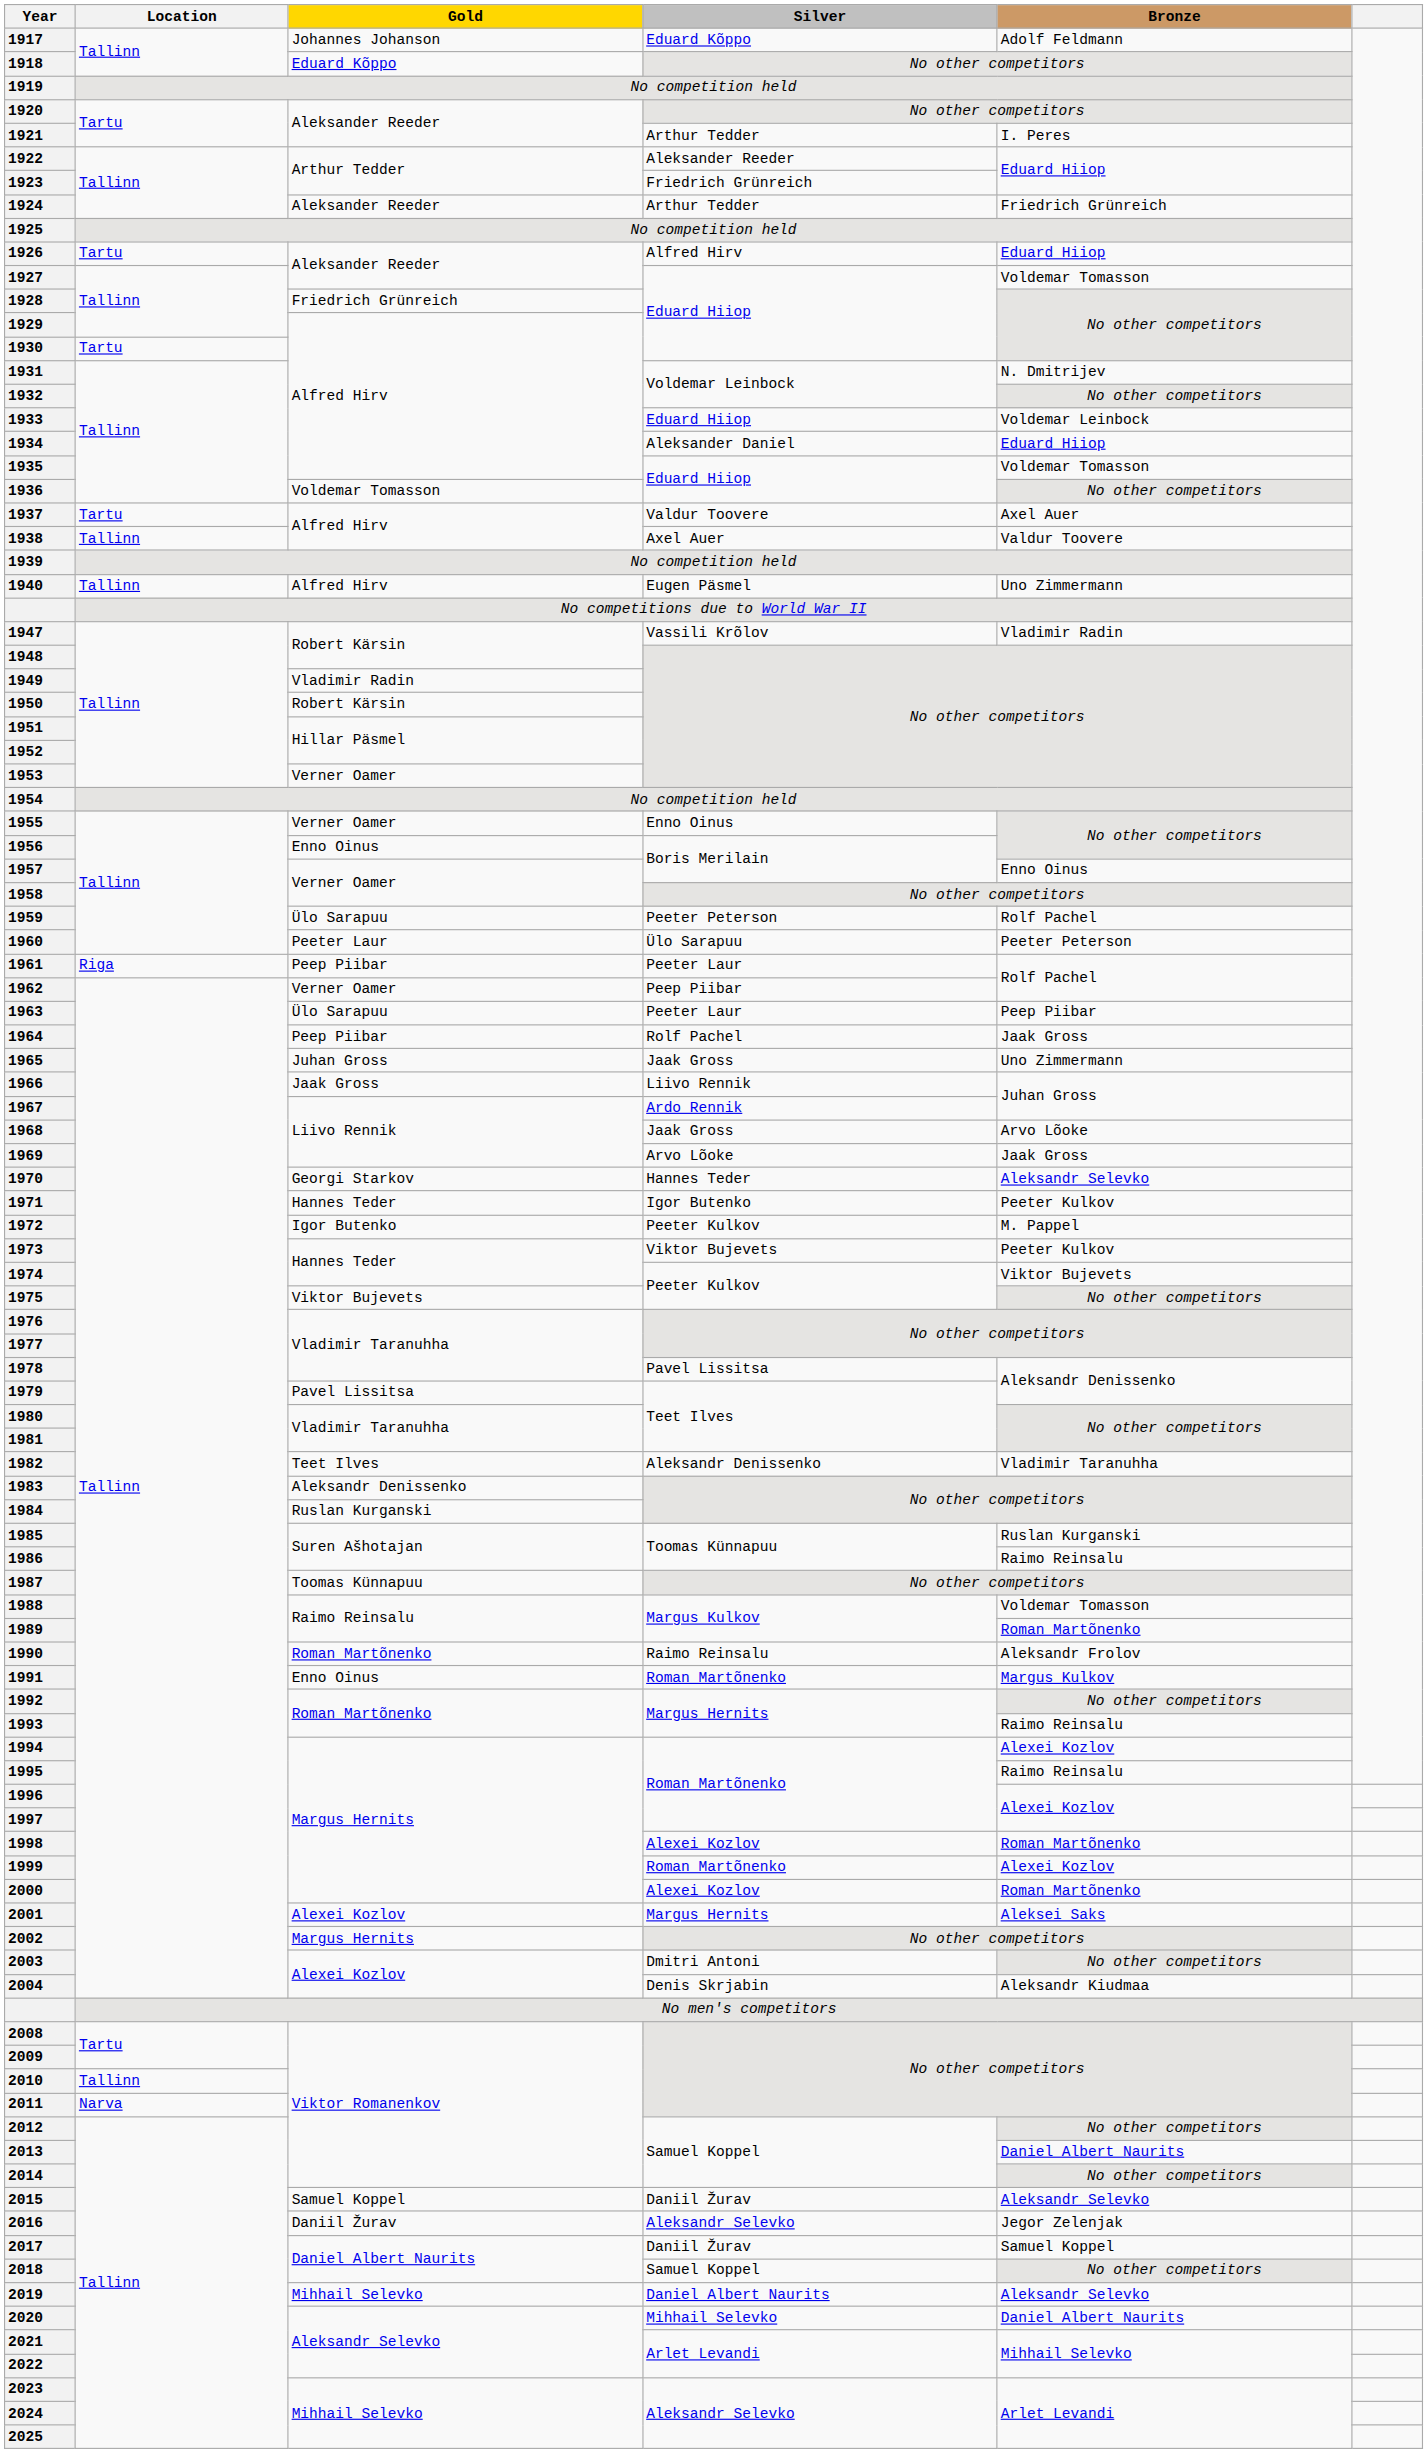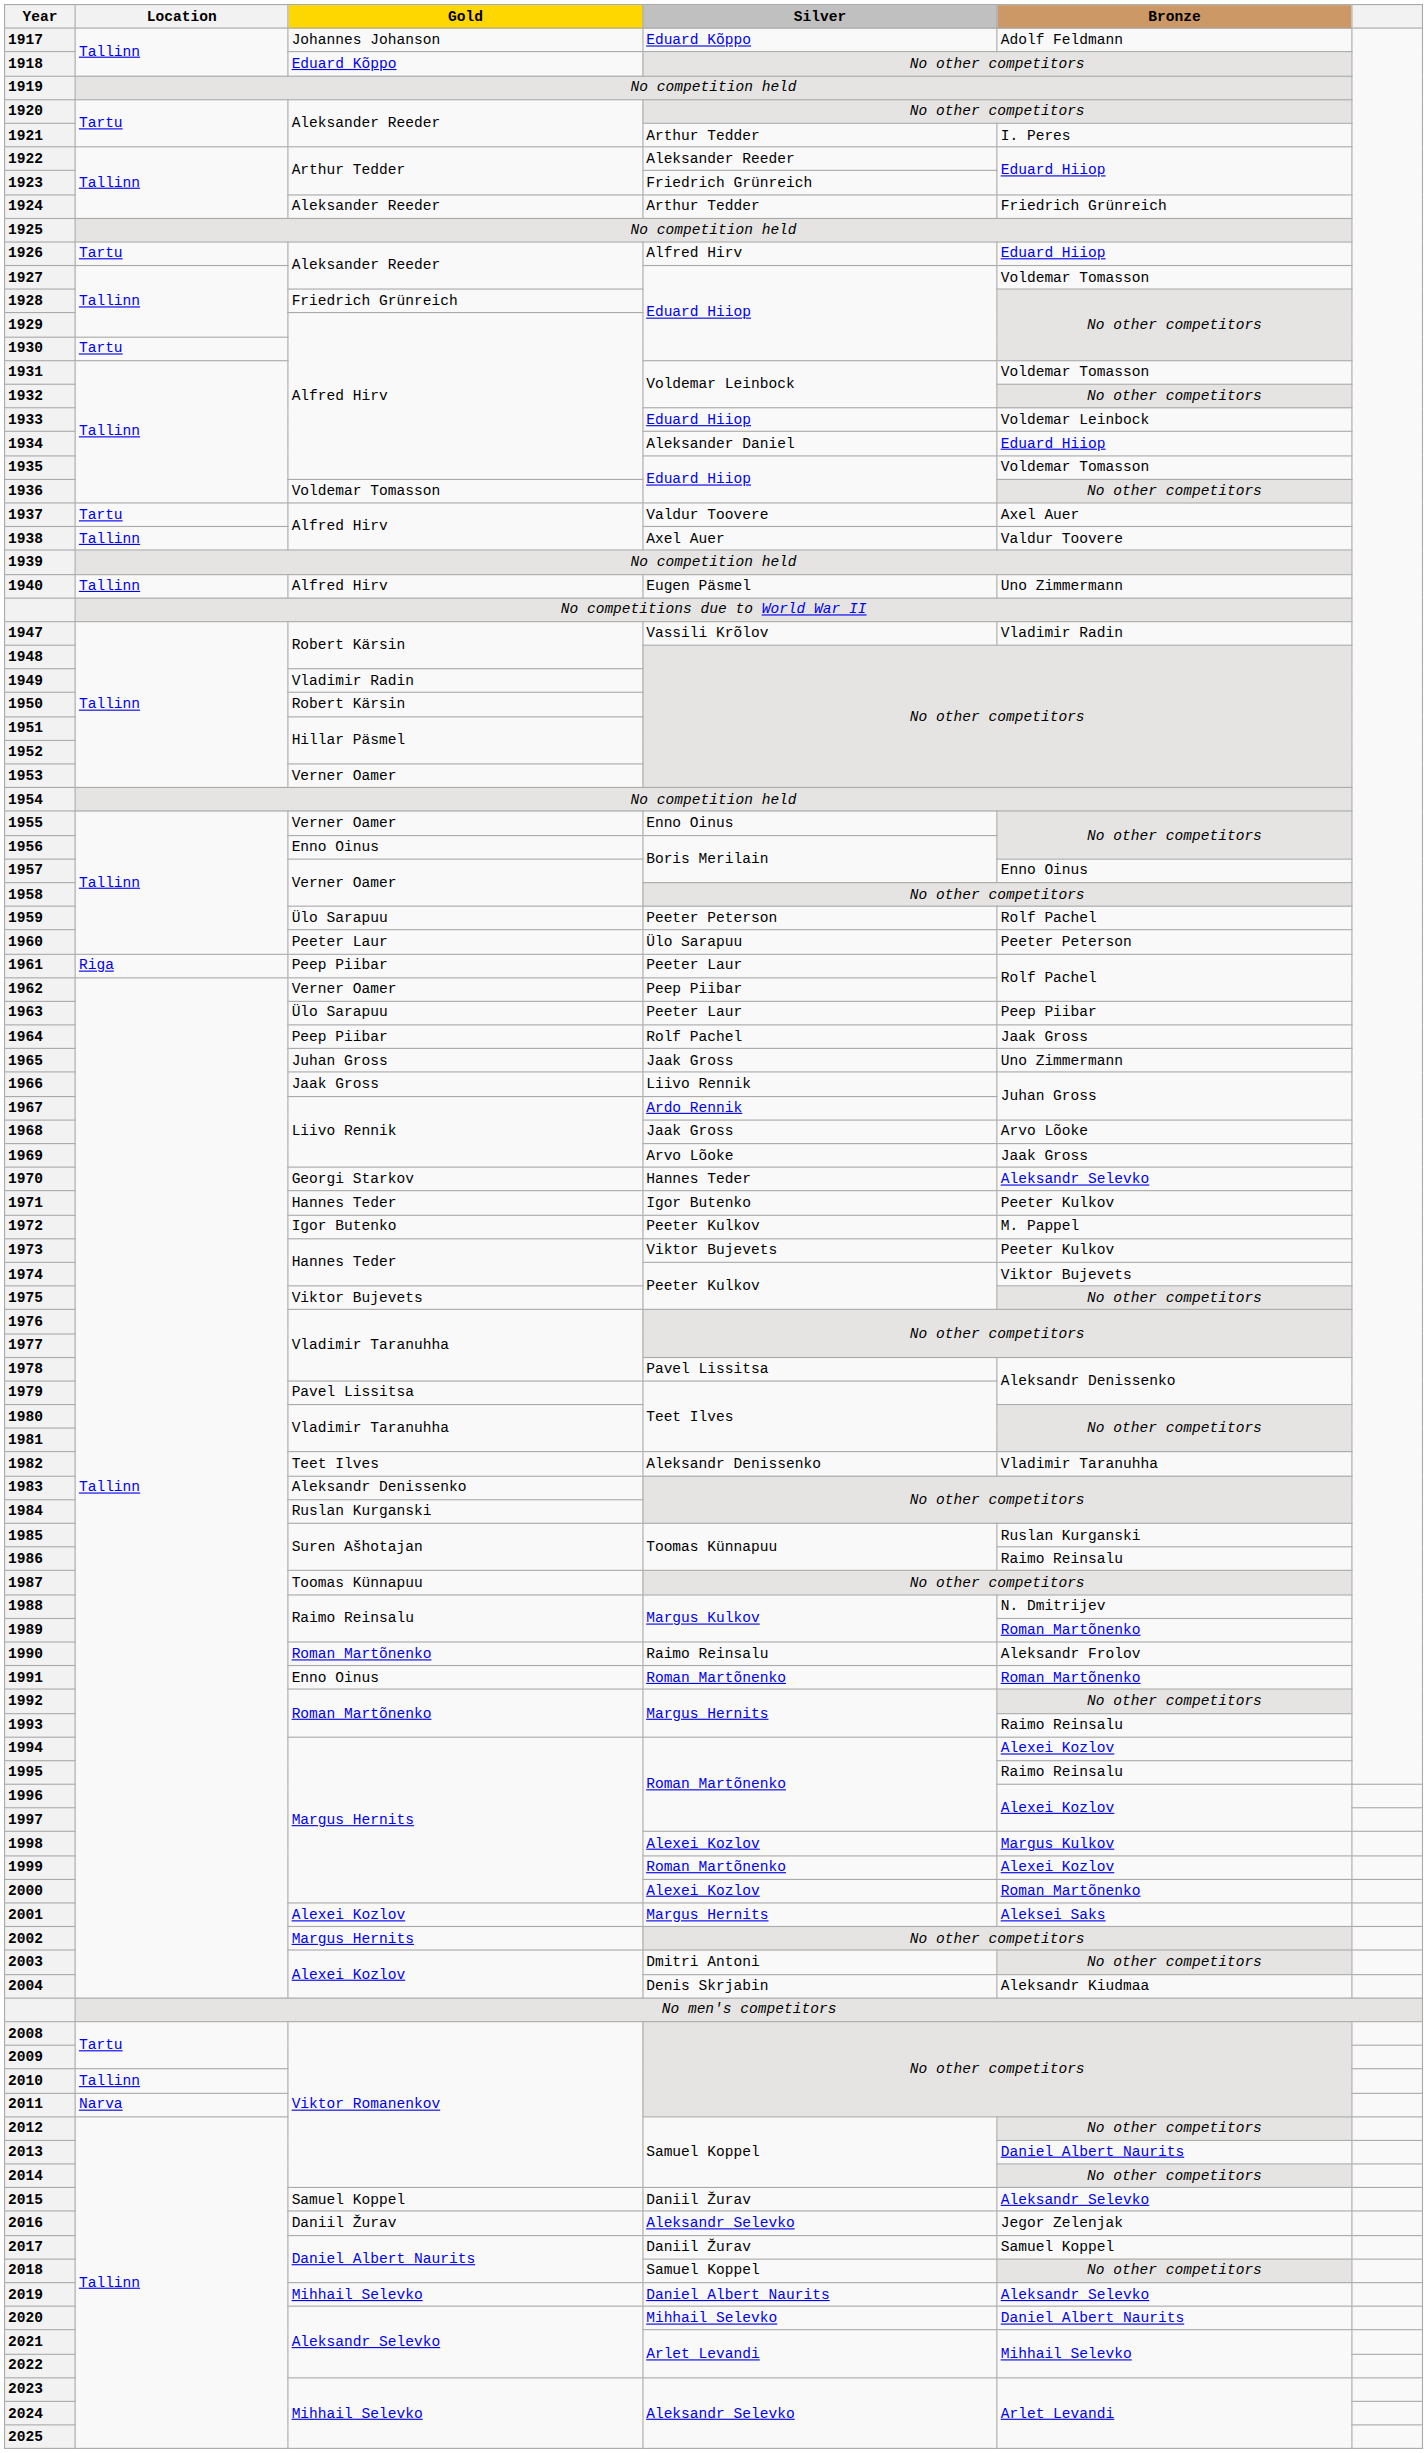(1053, 372) N. Dmitrijev -> (1075, 372) Voldemar Tomasson
(1075, 1606) Voldemar Tomasson -> (1053, 1606) N. Dmitrijev
(1057, 1678) Margus Kulkov -> (1071, 1678) Roman Martõnenko
(1071, 1844) Roman Martõnenko -> (1057, 1844) Margus Kulkov
